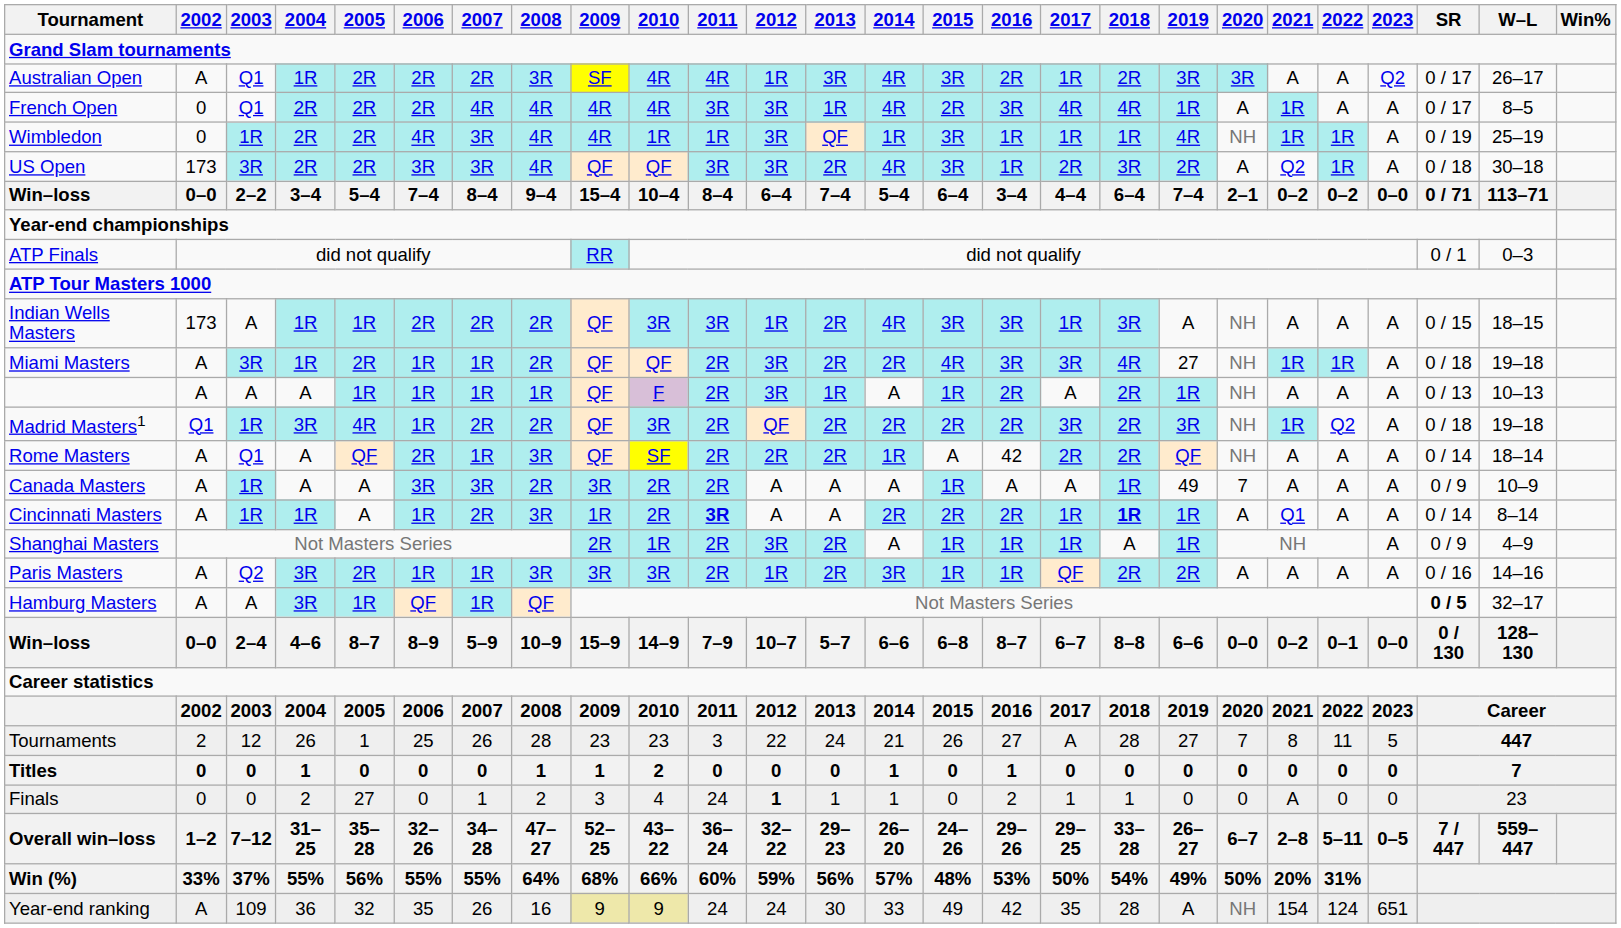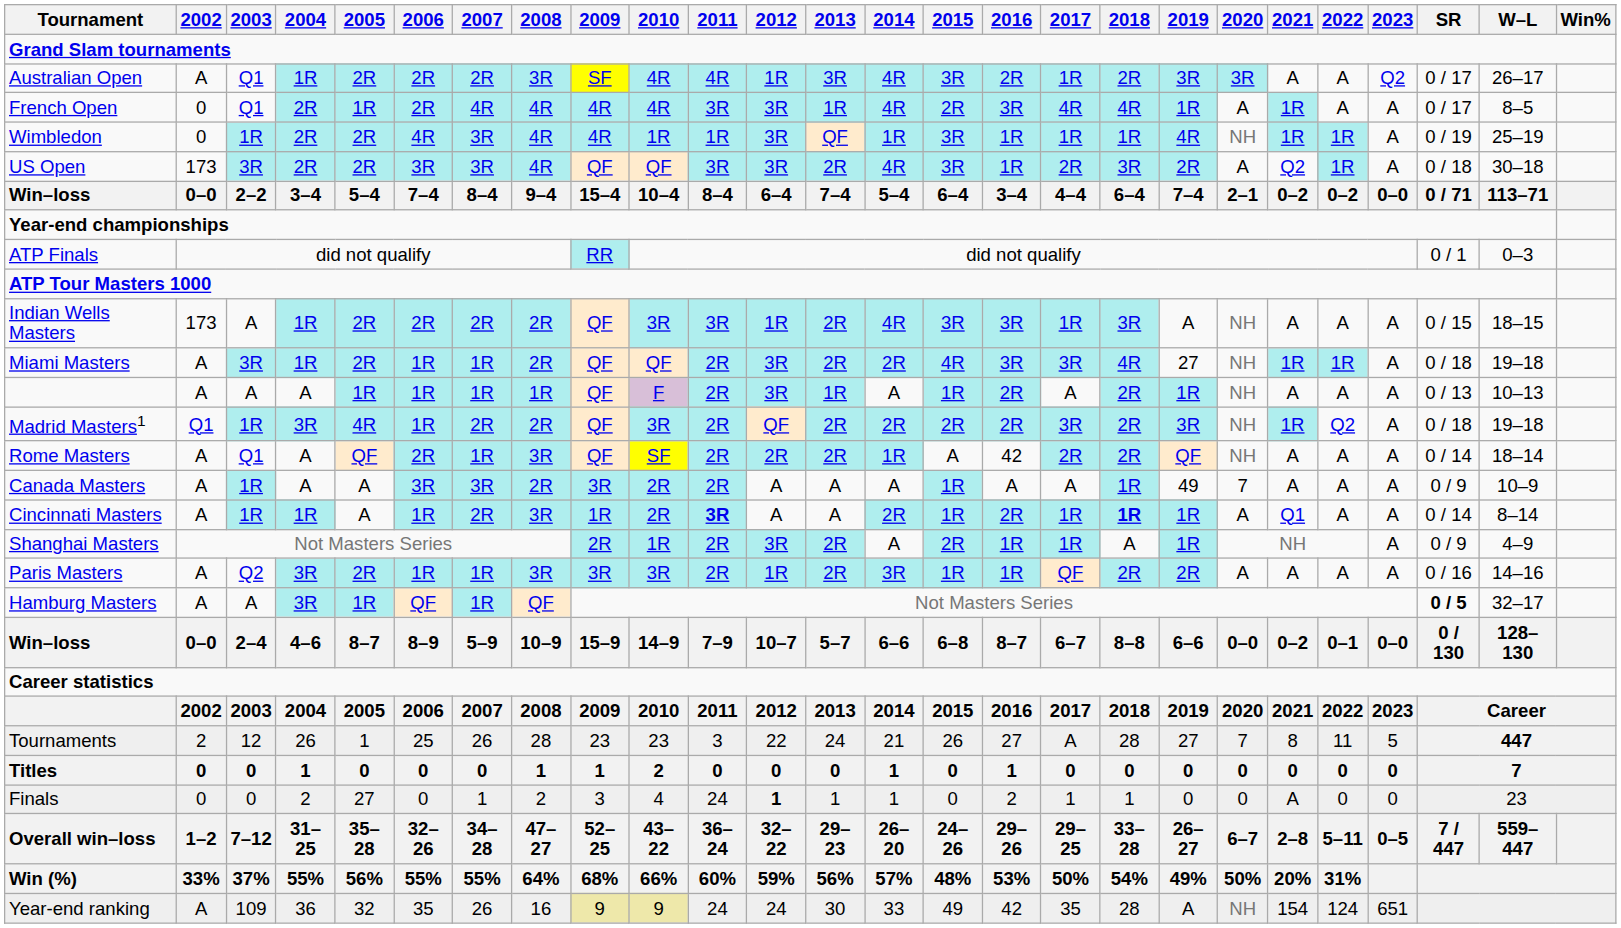(364, 108) 2R -> (364, 108) 1R
(364, 324) 1R -> (364, 324) 2R
(953, 515) 2R -> (953, 515) 1R
(953, 544) 1R -> (953, 544) 2R
